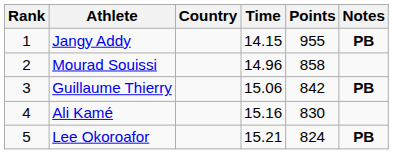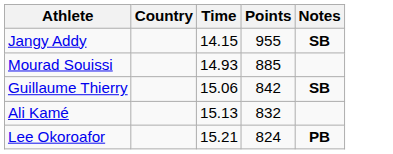- column: (27, 16)
(364, 40) PB -> (320, 40) SB
(263, 64) 14.96 -> (219, 64) 14.93
(312, 64) 858 -> (268, 64) 885
(364, 88) PB -> (320, 88) SB
(263, 112) 15.16 -> (219, 112) 15.13
(312, 112) 830 -> (268, 112) 832
